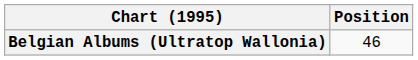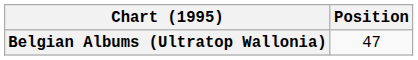(371, 43) 46 -> (371, 43) 47
